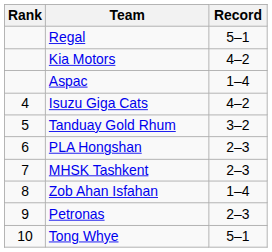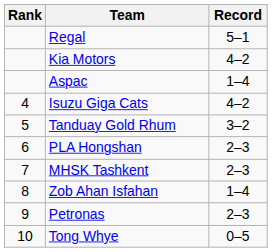(238, 236) 5–1 -> (238, 236) 0–5
